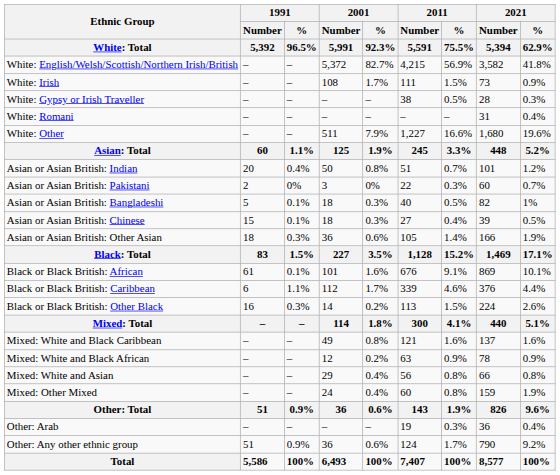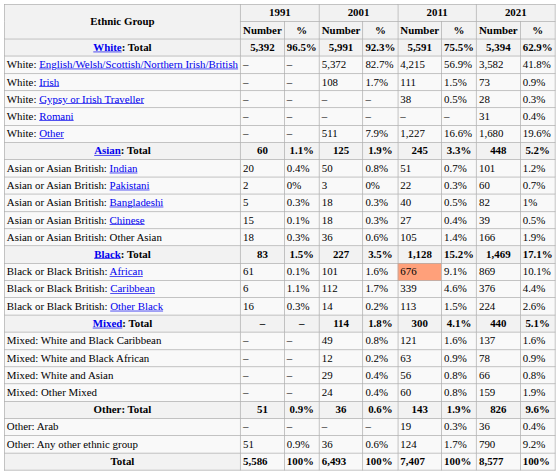(298, 202) 0.1% -> (298, 202) 0.3%
(409, 271) no background -> (409, 271) lightsalmon background
